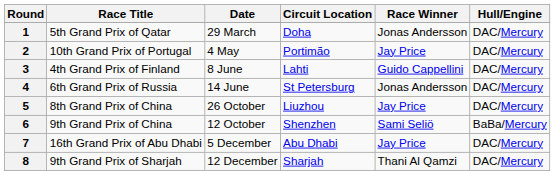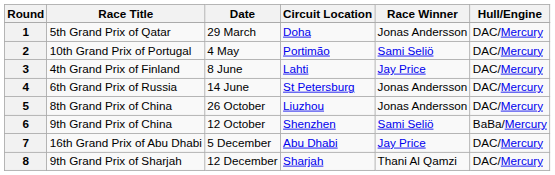(402, 50) Jay Price -> (406, 50) Sami Seliö
(420, 69) Guido Cappellini -> (402, 69) Jay Price
(402, 105) Jay Price -> (422, 105) Jonas Andersson
